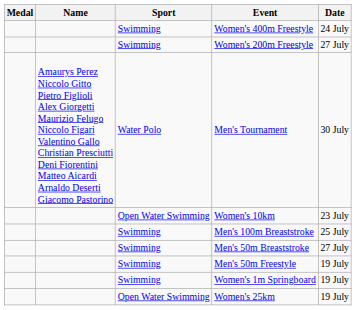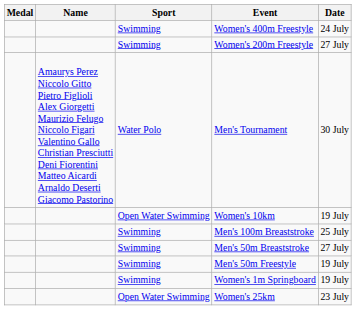(335, 216) 23 July -> (335, 216) 19 July
(335, 297) 19 July -> (335, 297) 23 July
